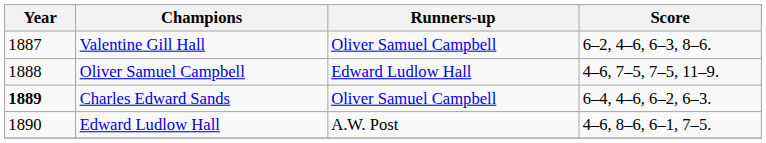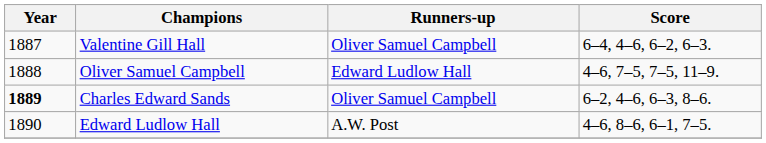(647, 44) 6–2, 4–6, 6–3, 8–6. -> (647, 44) 6–4, 4–6, 6–2, 6–3.
(647, 97) 6–4, 4–6, 6–2, 6–3. -> (647, 97) 6–2, 4–6, 6–3, 8–6.
